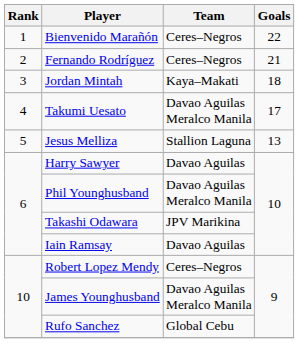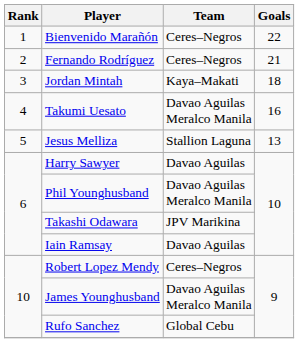(274, 110) 17 -> (274, 110) 16
